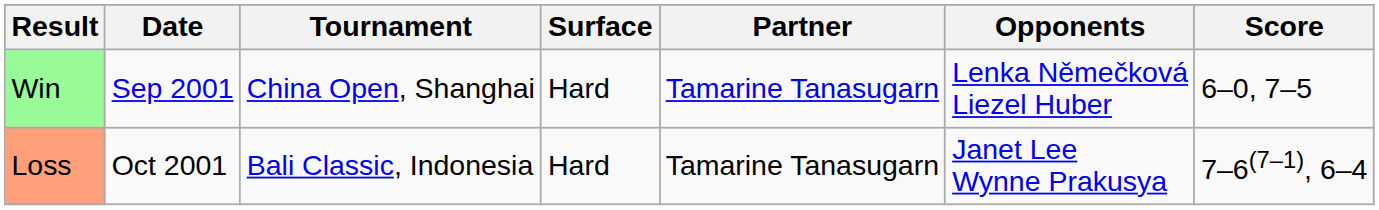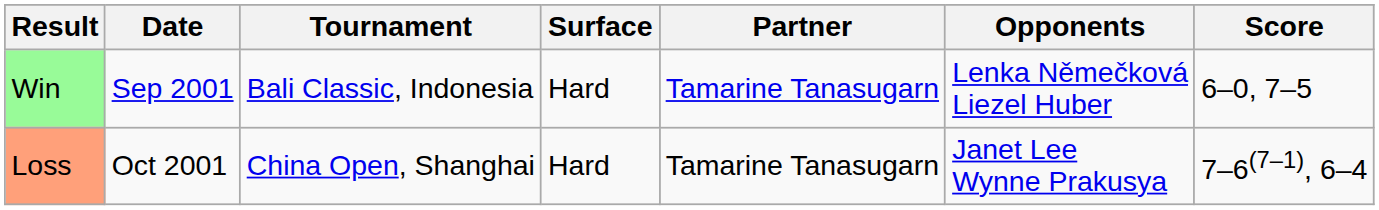(391, 88) China Open, Shanghai -> (390, 88) Bali Classic, Indonesia
(390, 165) Bali Classic, Indonesia -> (391, 165) China Open, Shanghai
